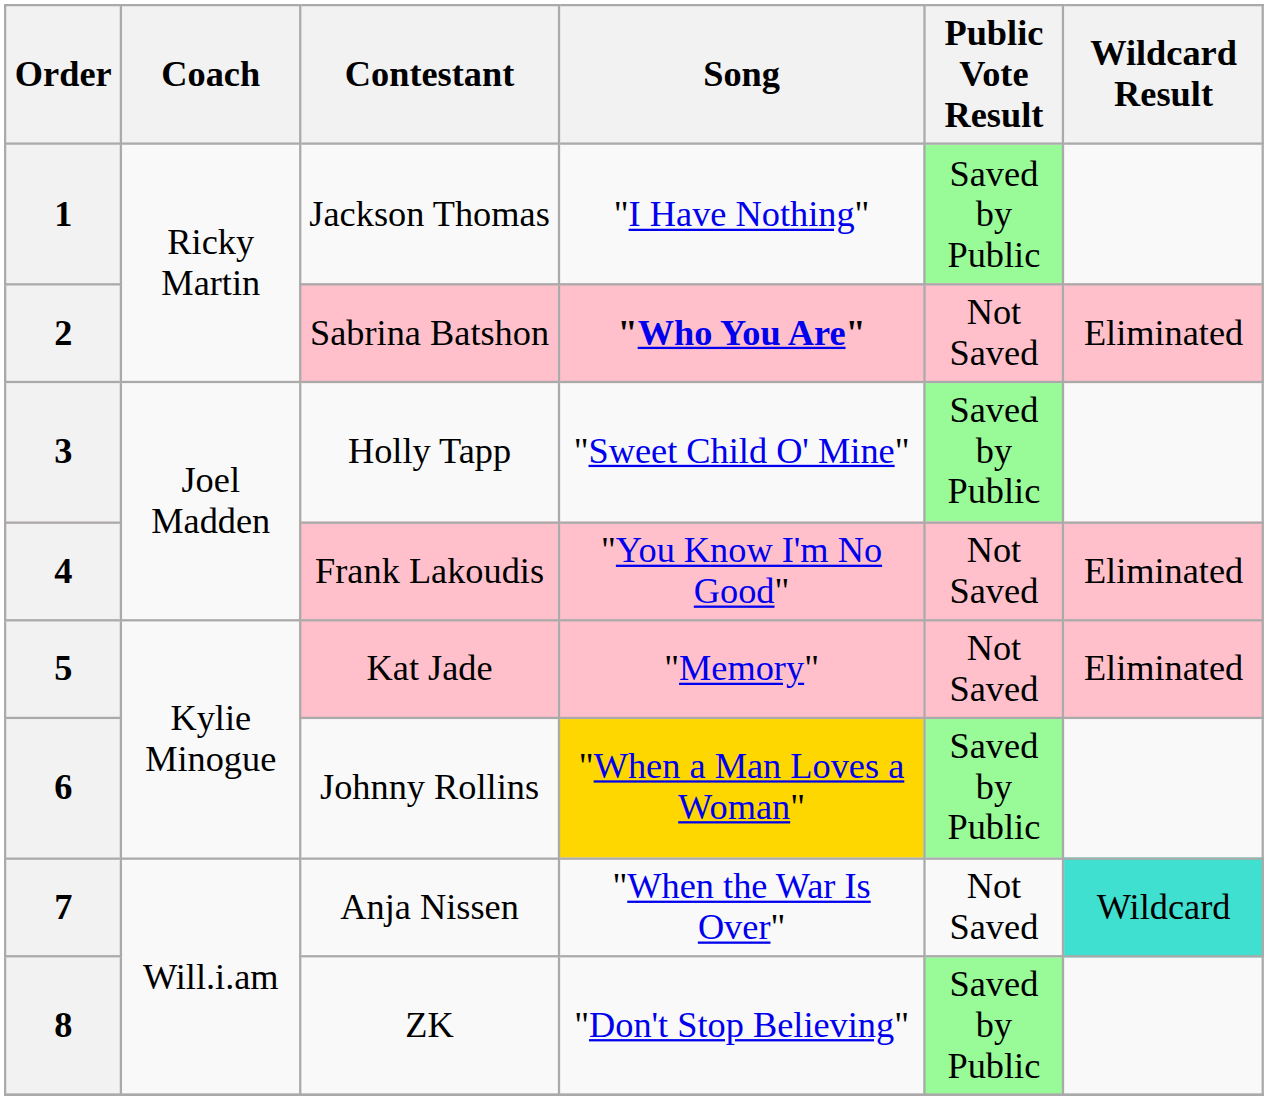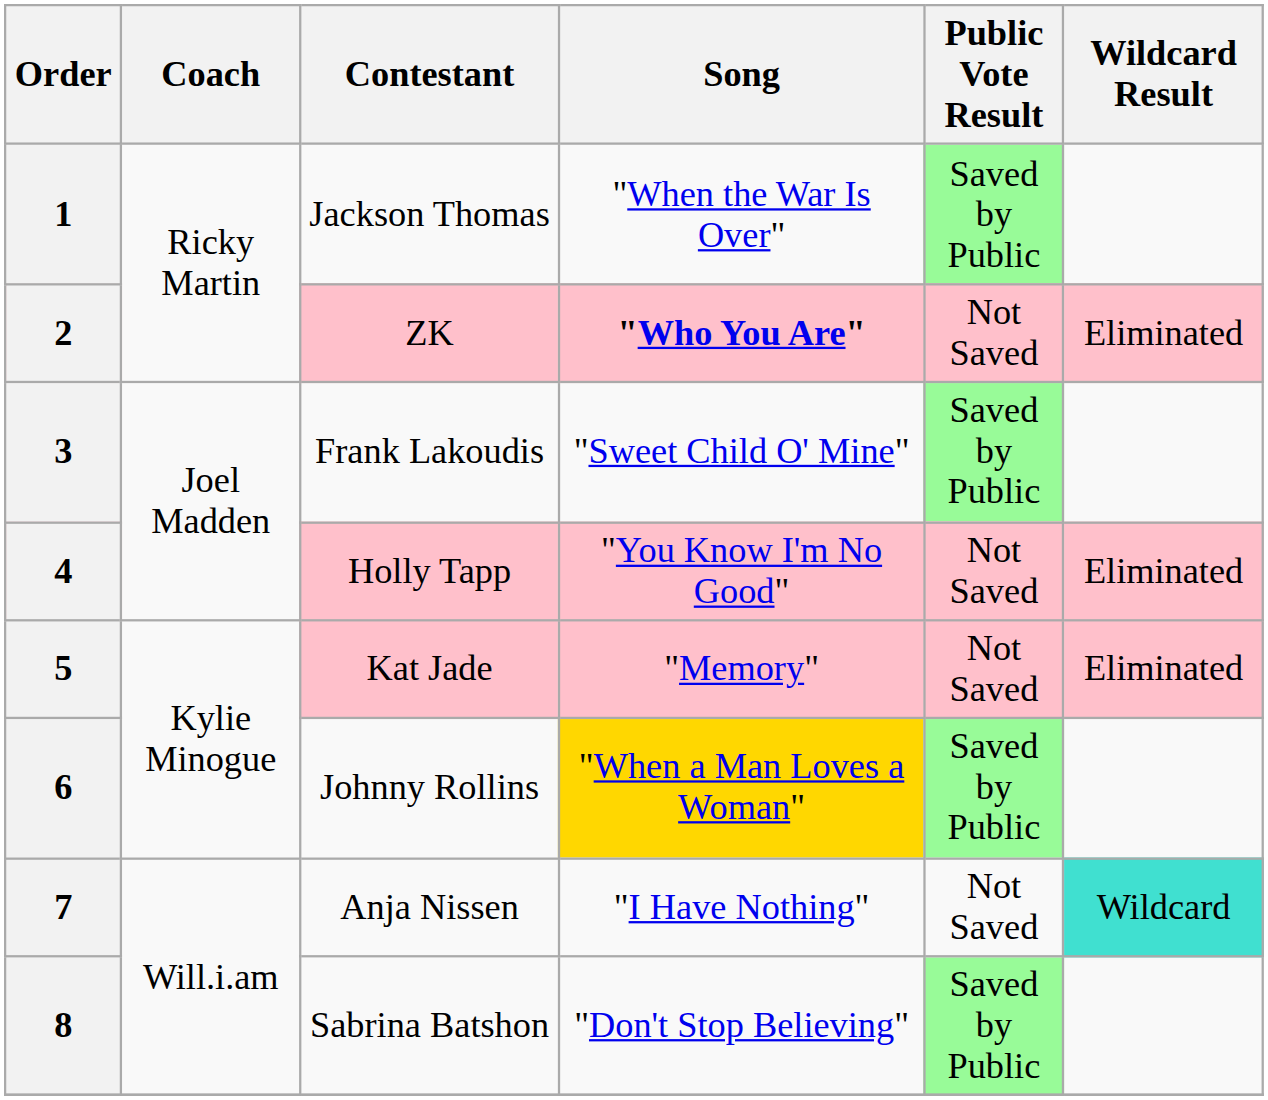(742, 213) "I Have Nothing" -> (742, 213) "When the War Is Over"
(430, 332) Sabrina Batshon -> (430, 332) ZK
(430, 451) Holly Tapp -> (430, 451) Frank Lakoudis
(430, 570) Frank Lakoudis -> (430, 570) Holly Tapp
(742, 906) "When the War Is Over" -> (742, 906) "I Have Nothing"
(430, 1025) ZK -> (430, 1025) Sabrina Batshon
